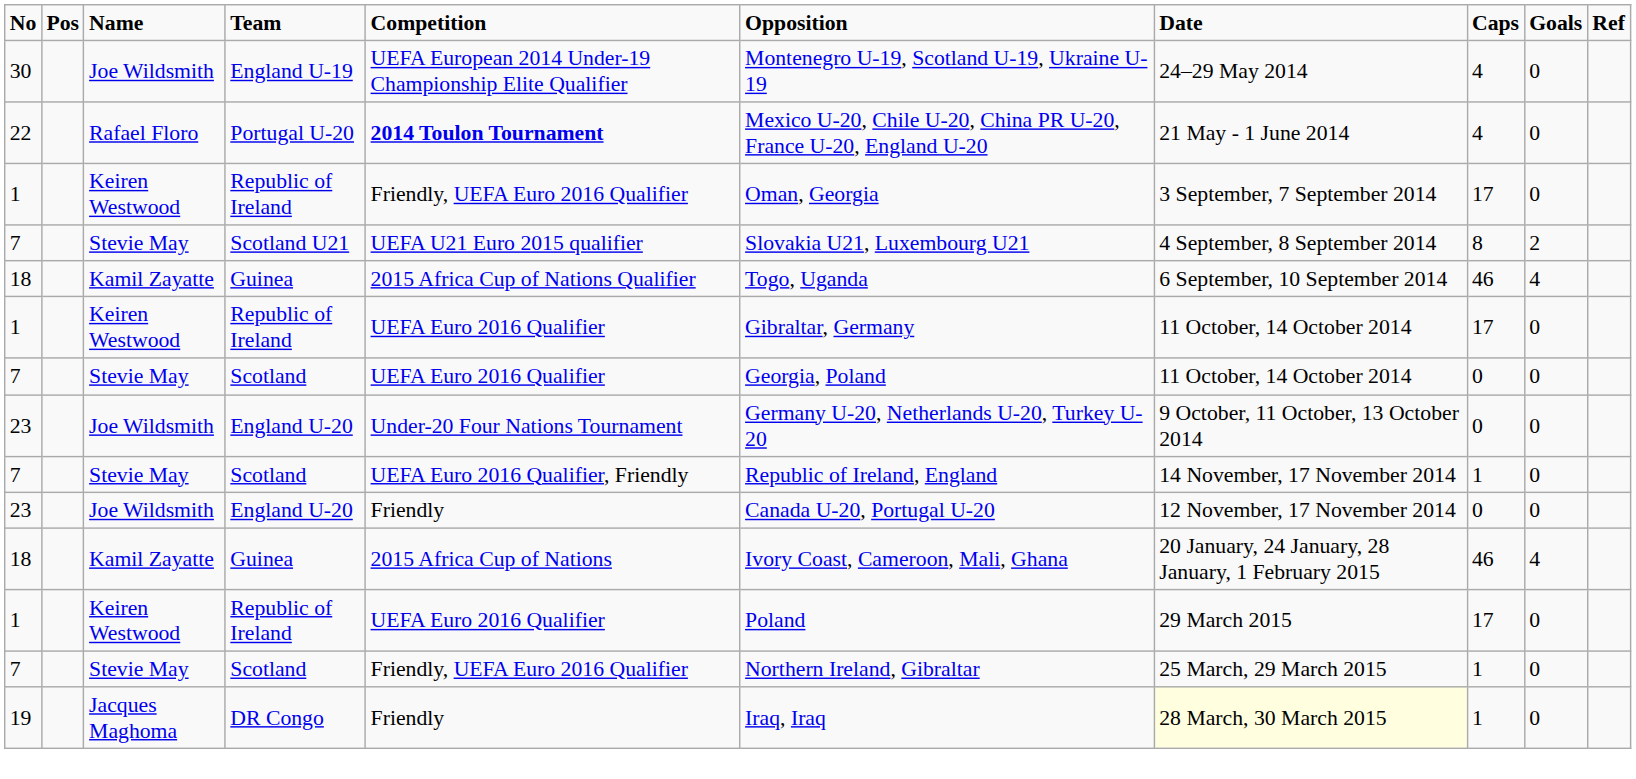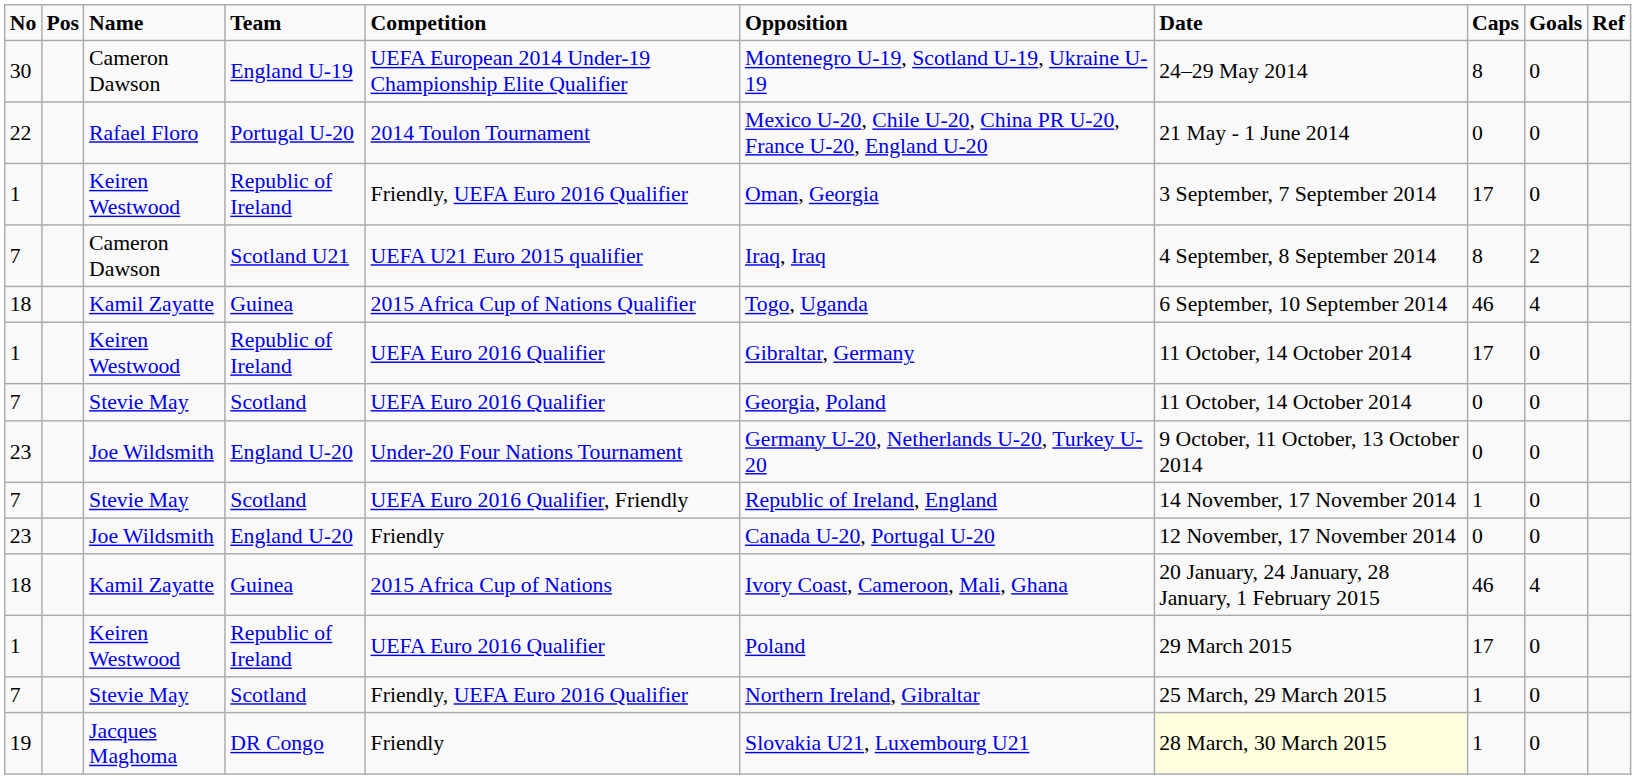(152, 71) Joe Wildsmith -> (129, 71) Cameron Dawson
(1477, 71) 4 -> (1477, 71) 8
(487, 132) bold -> (480, 132) normal
(1477, 132) 4 -> (1477, 132) 0
(139, 243) Stevie May -> (129, 256) Cameron Dawson
(887, 243) Slovakia U21, Luxembourg U21 -> (785, 256) Iraq, Iraq
(785, 717) Iraq, Iraq -> (887, 743) Slovakia U21, Luxembourg U21
